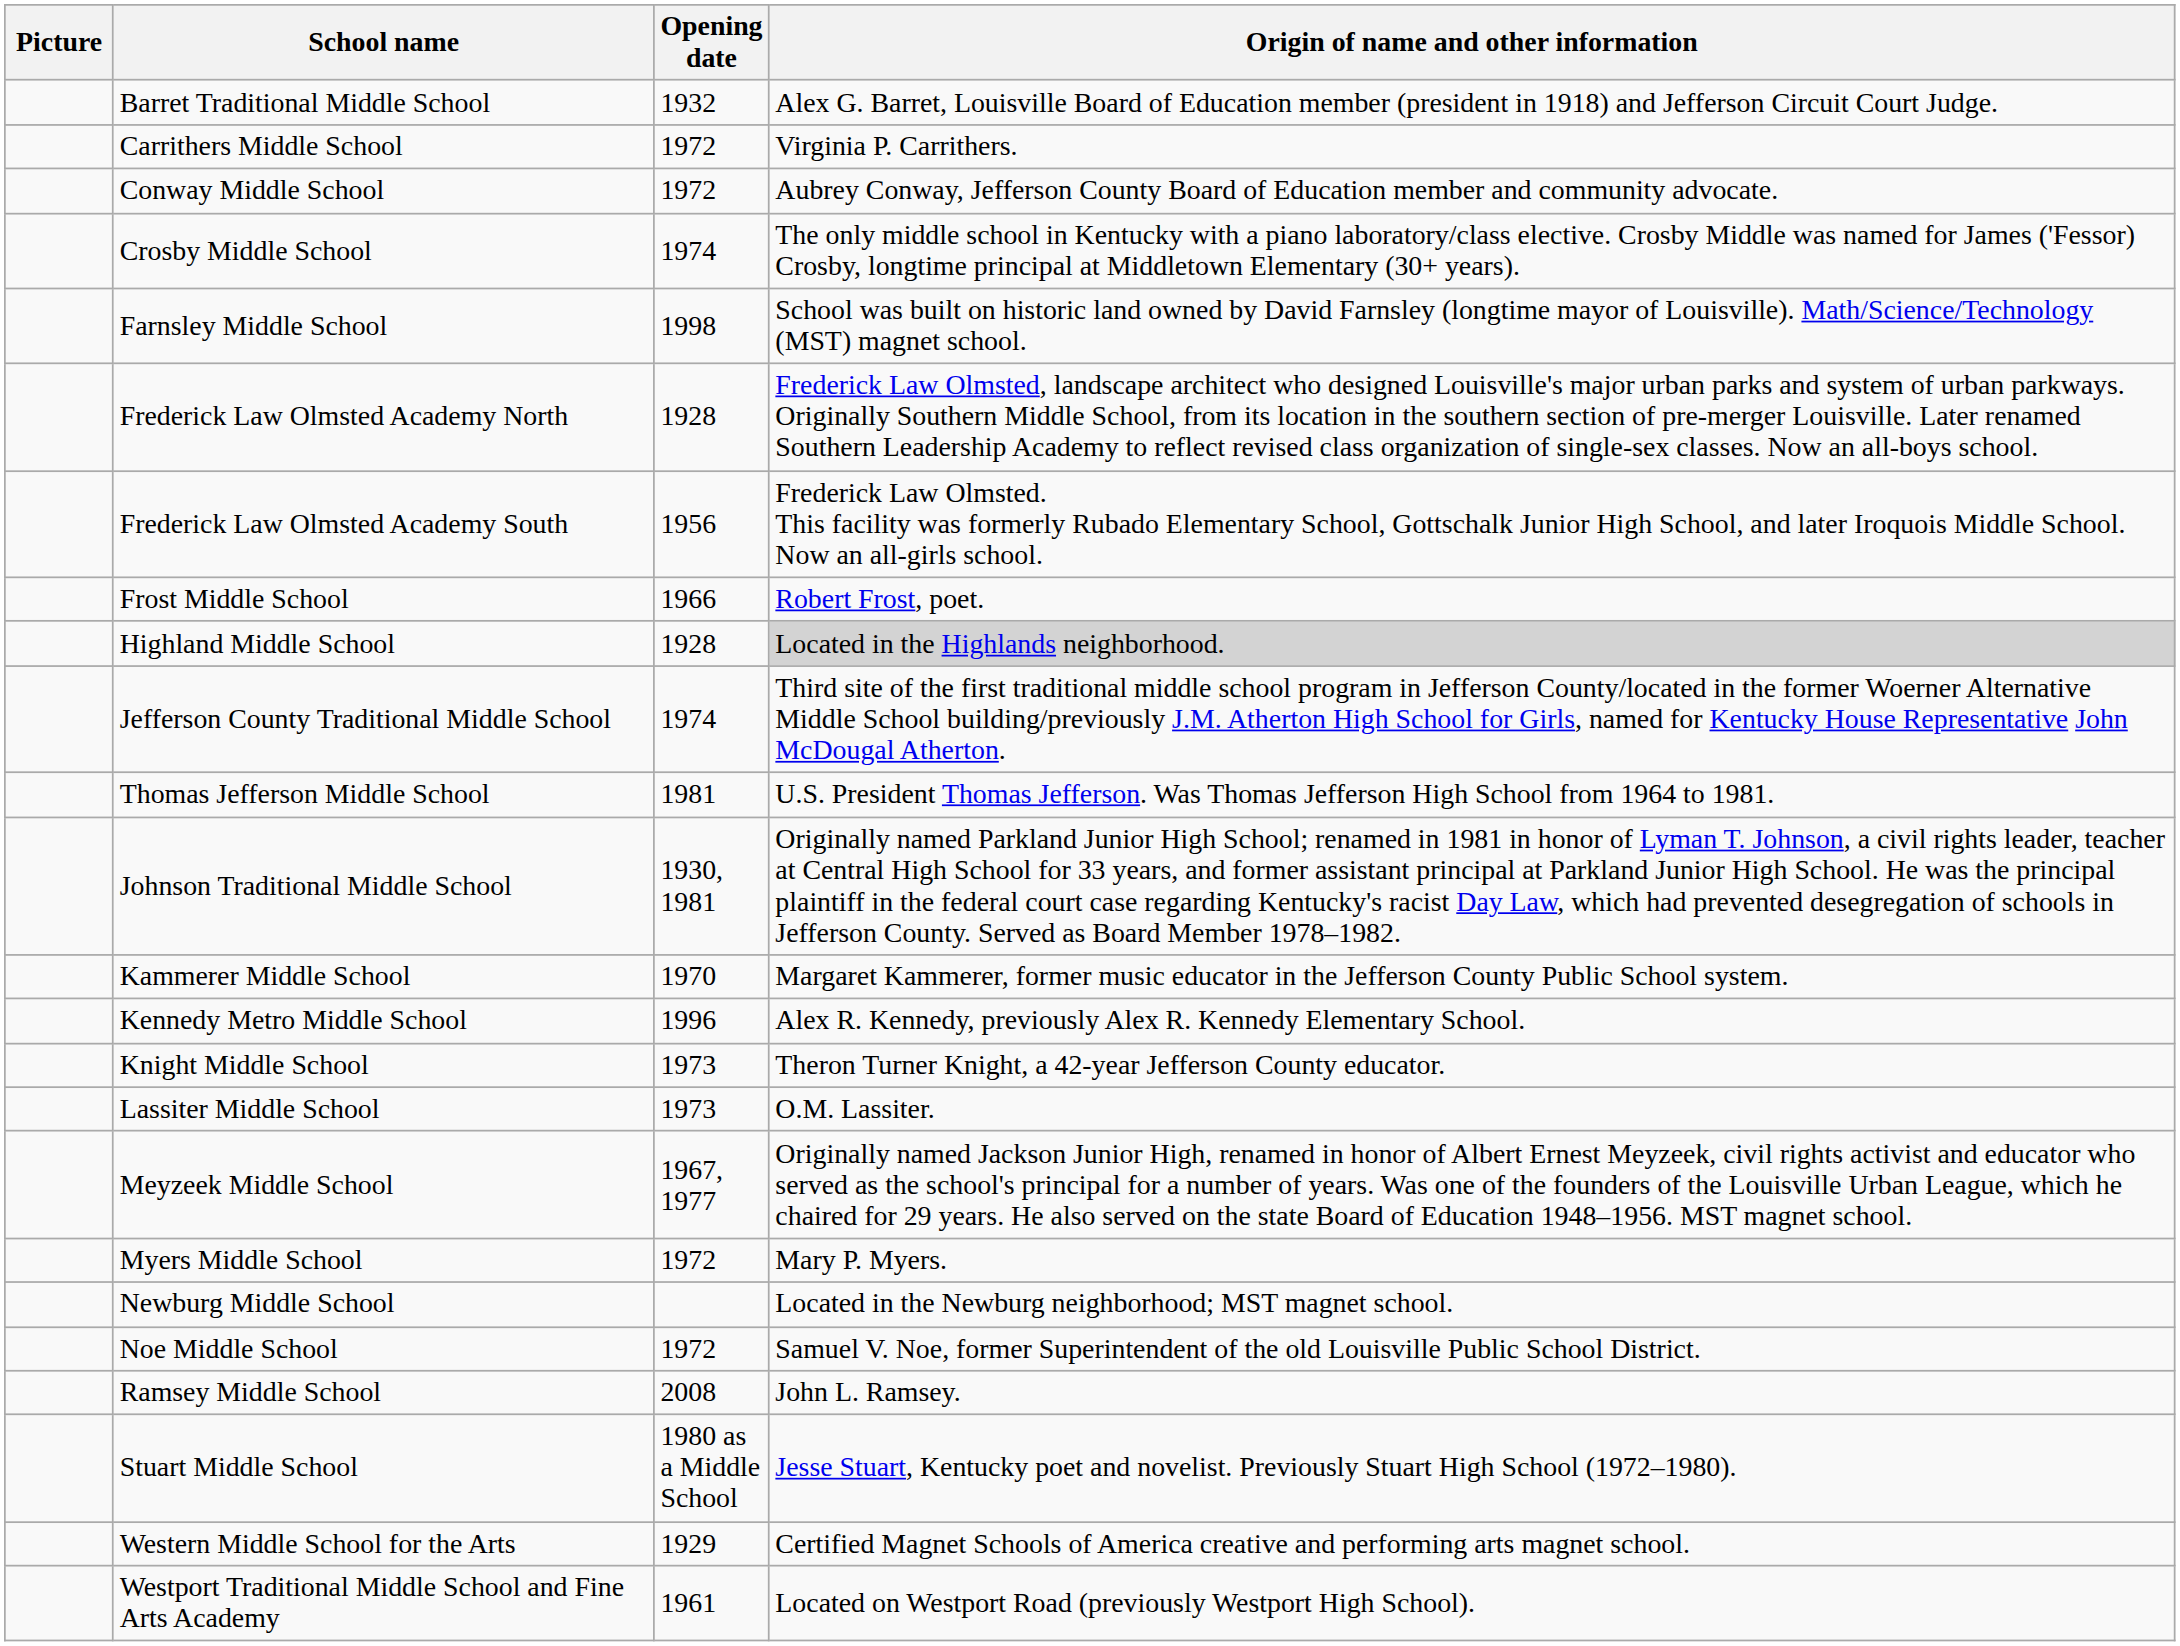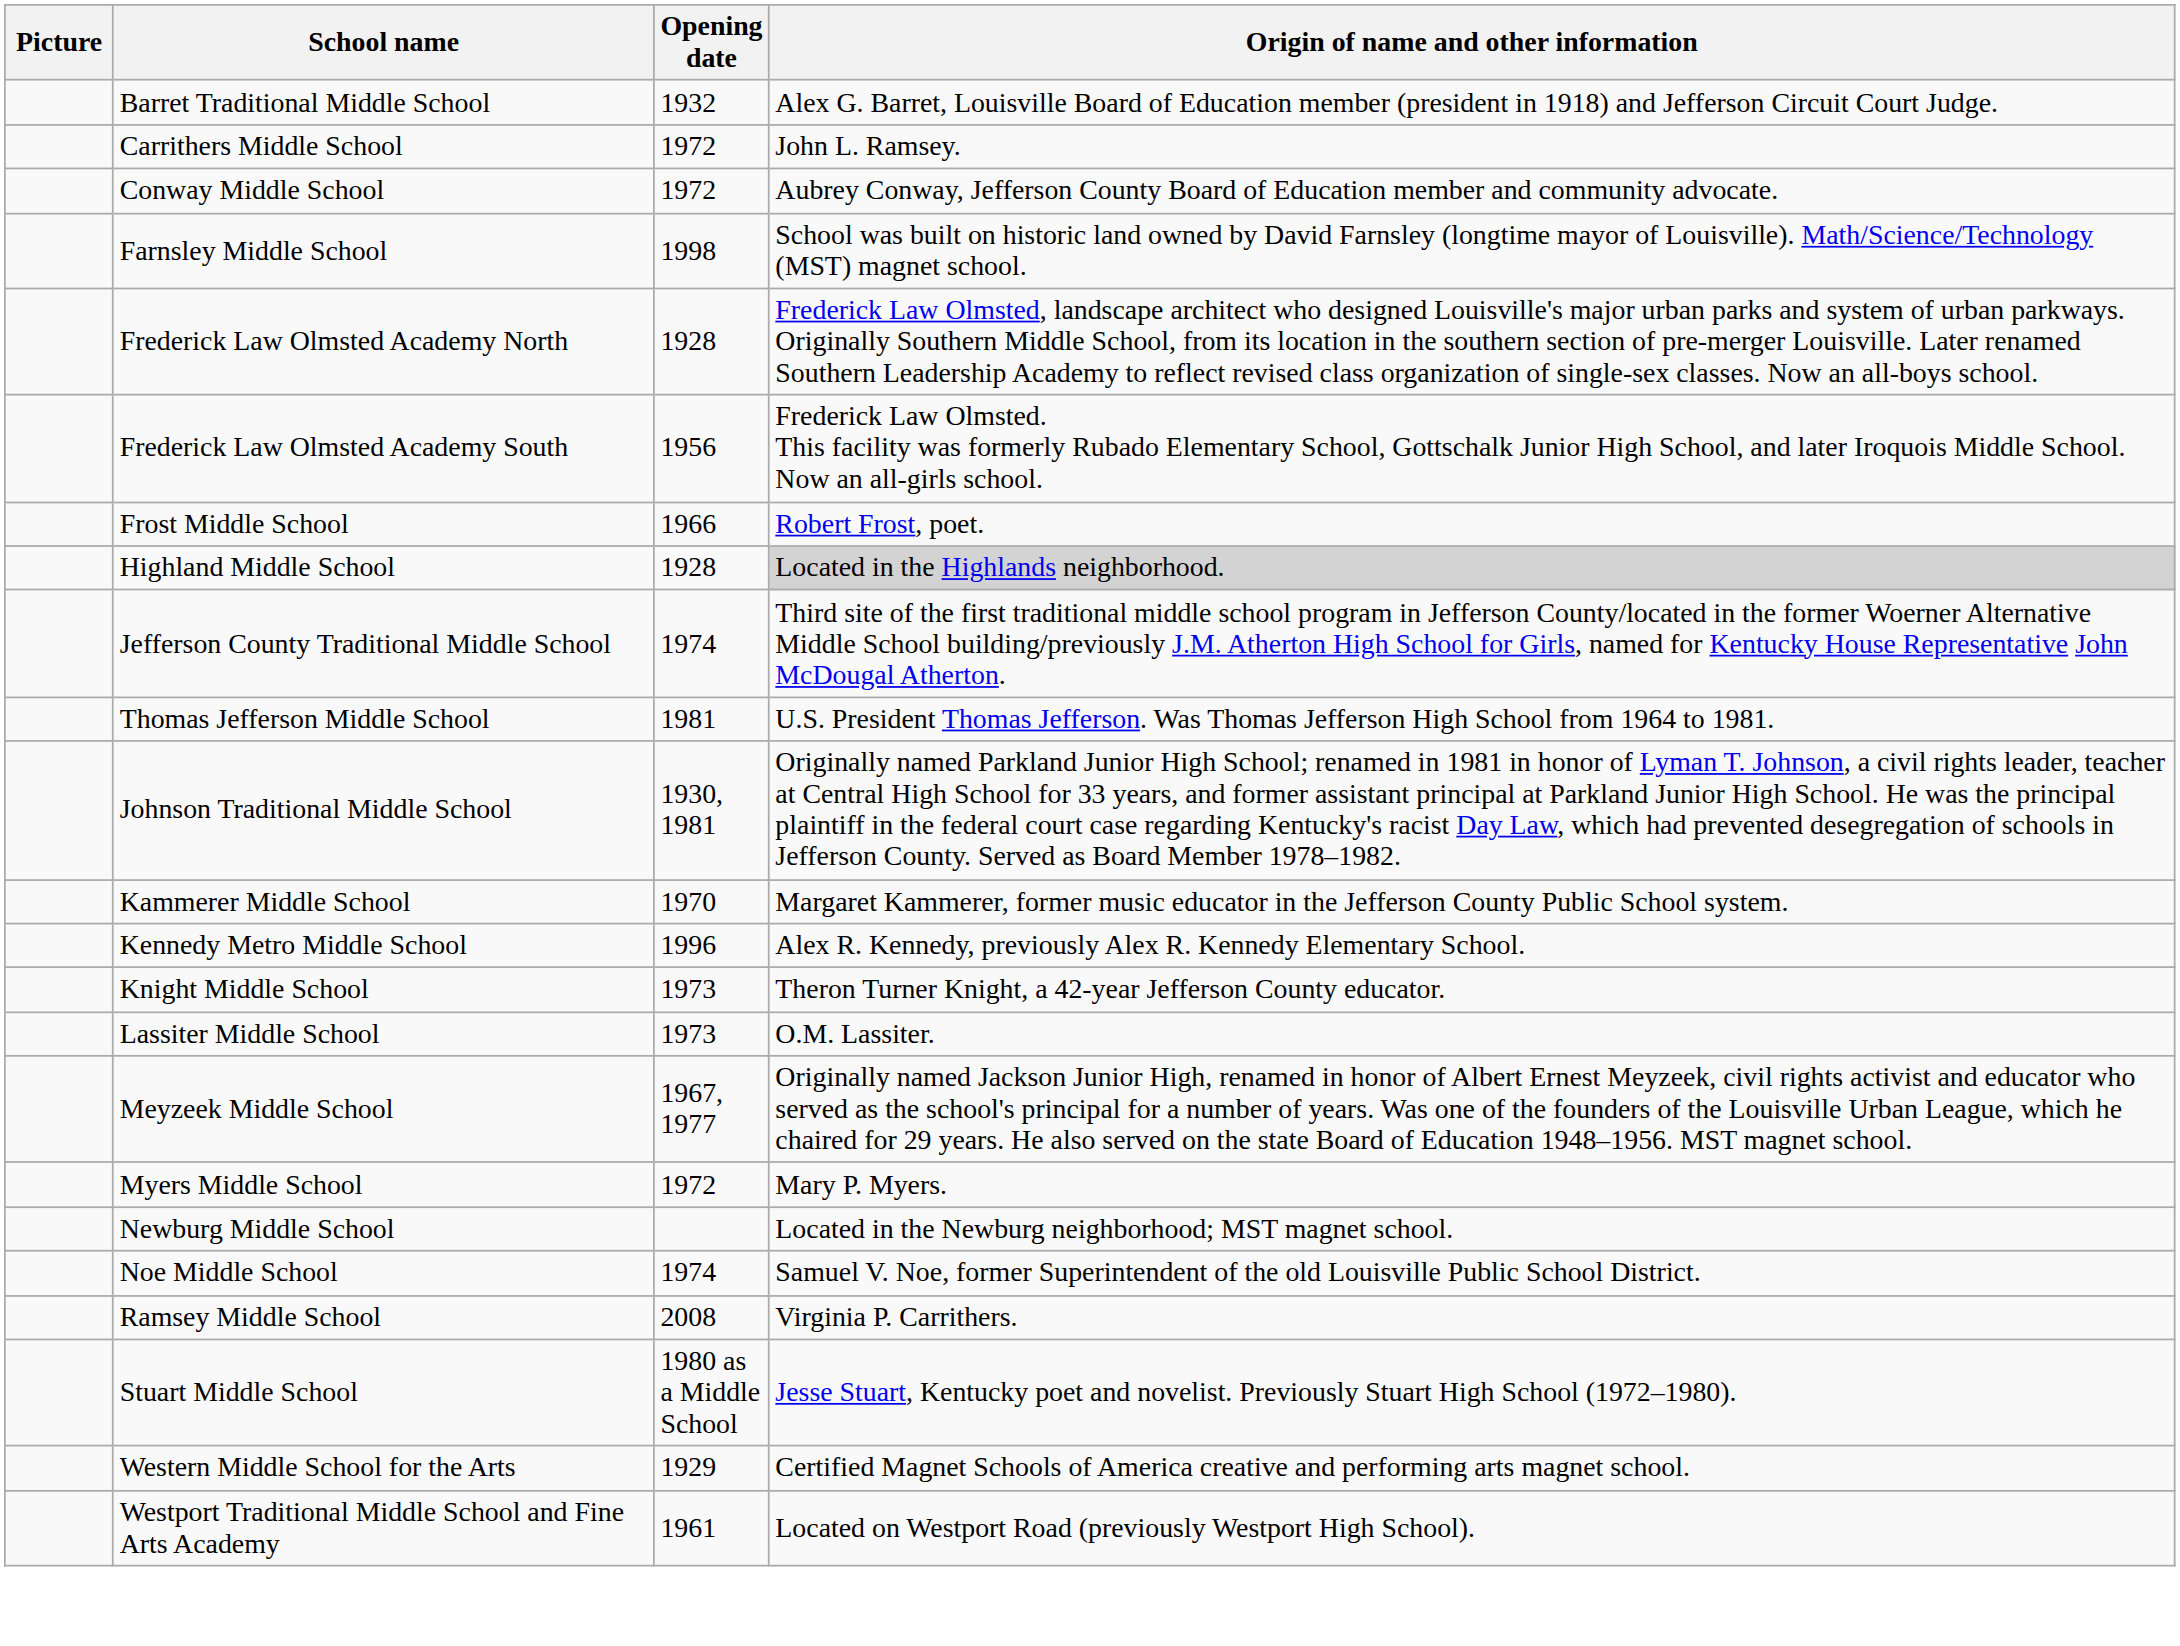(896, 146) Virginia P. Carrithers. -> (868, 146) John L. Ramsey.
- row: (246, 250)
(688, 1348) 1972 -> (688, 1272) 1974
(868, 1392) John L. Ramsey. -> (896, 1316) Virginia P. Carrithers.
